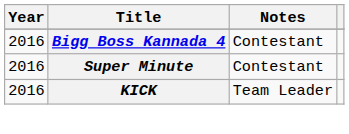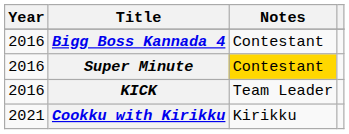(278, 67) no background -> (278, 67) gold background
+ row: (139, 116)
